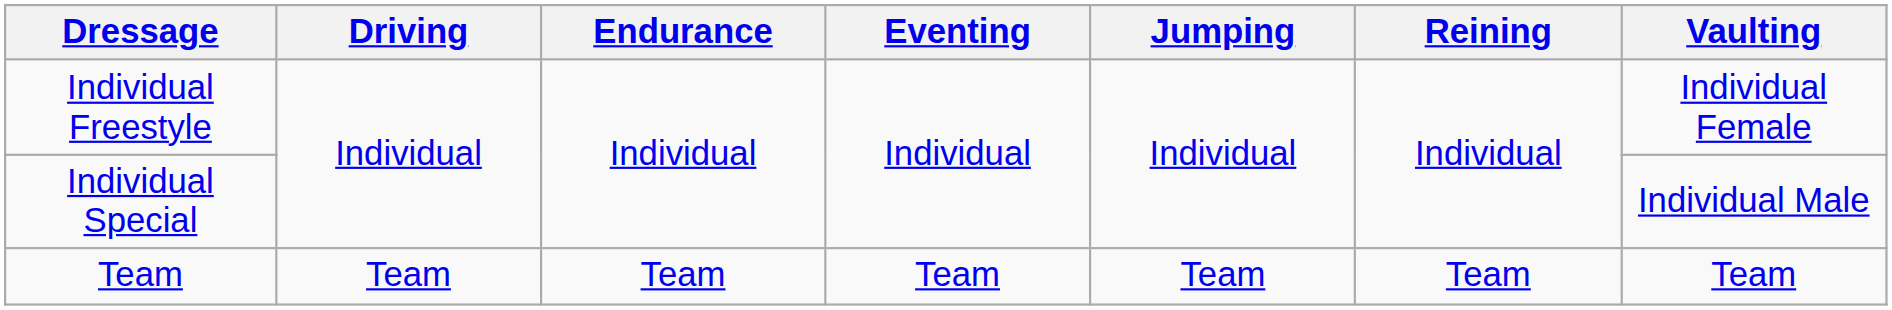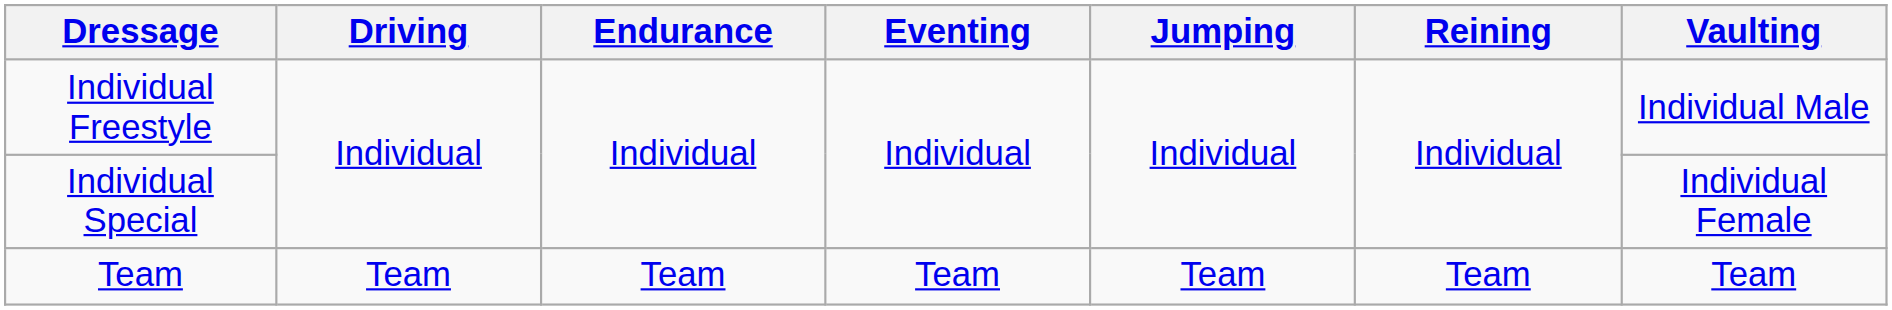(1754, 106) Individual Female -> (1754, 106) Individual Male
(1754, 200) Individual Male -> (1754, 200) Individual Female
